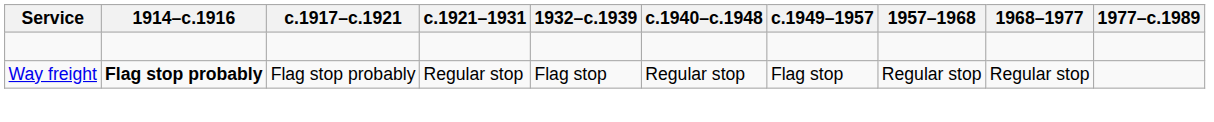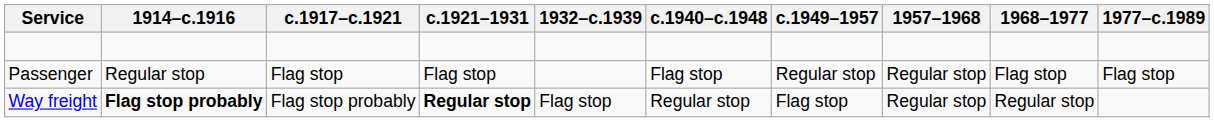+ row: (51, 74)
(473, 74) normal -> (477, 102) bold
